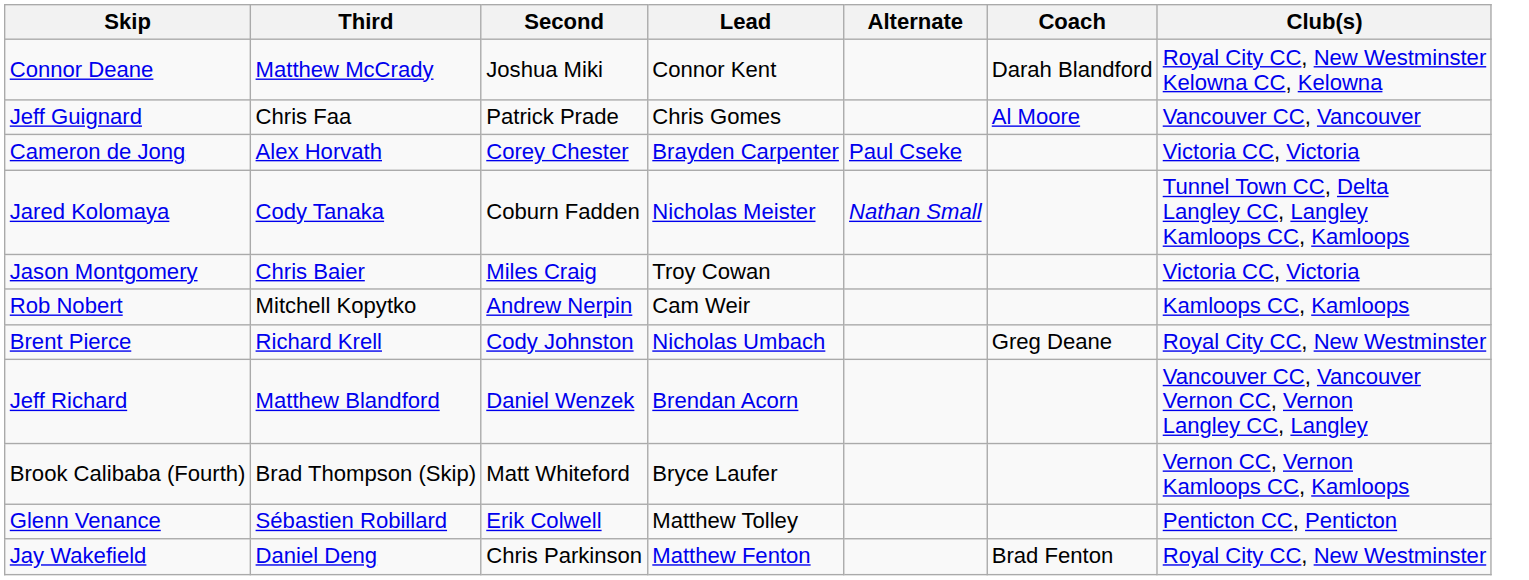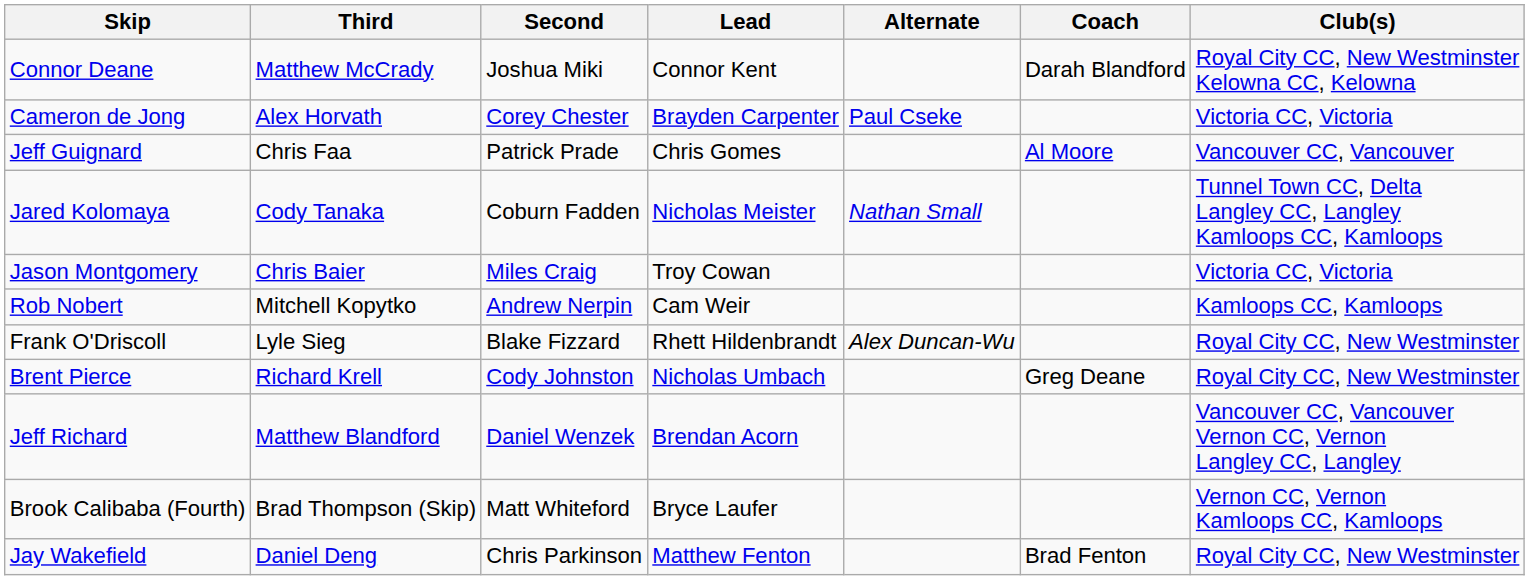rows swapped: (98, 151) <-> (76, 116)
+ row: (88, 341)
- row: (85, 521)
